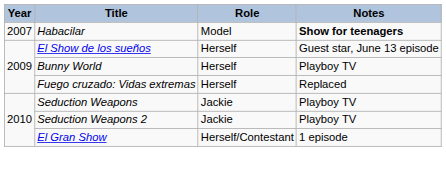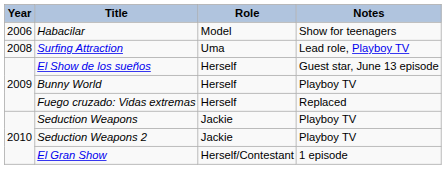(20, 31) 2007 -> (20, 31) 2006
(351, 31) bold -> (348, 31) normal
+ row: (80, 49)
